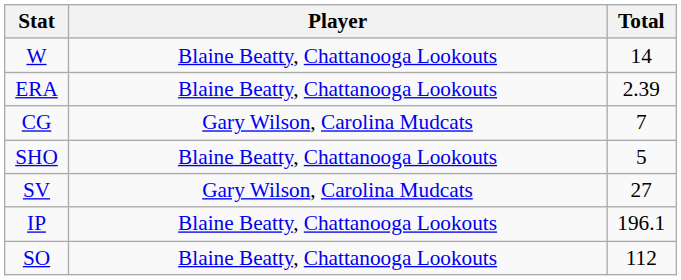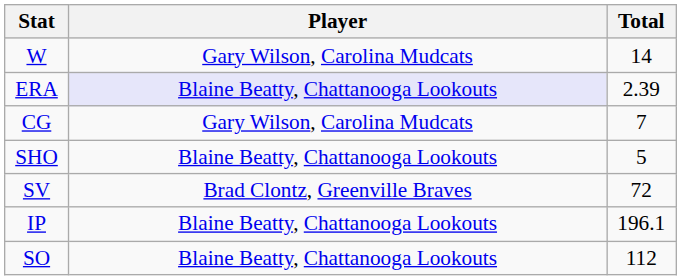(338, 55) Blaine Beatty, Chattanooga Lookouts -> (338, 55) Gary Wilson, Carolina Mudcats
(338, 88) no background -> (338, 88) lavender background
(338, 190) Gary Wilson, Carolina Mudcats -> (338, 190) Brad Clontz, Greenville Braves
(641, 190) 27 -> (641, 190) 72
